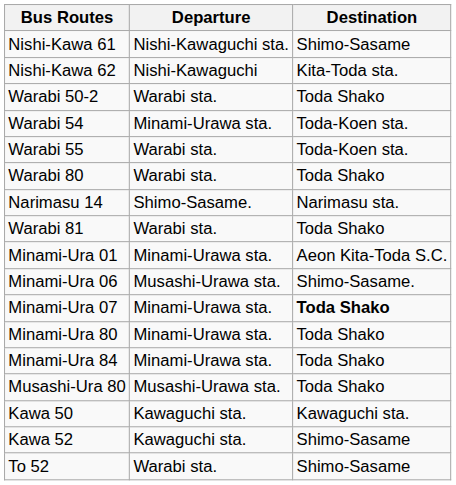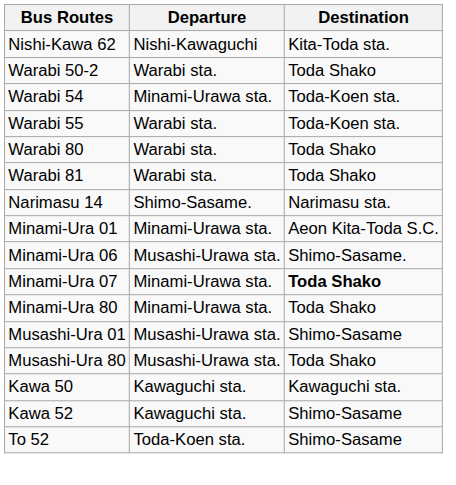- row: (62, 44)
rows swapped: (46, 228) <-> (56, 202)
- row: (63, 360)
+ row: (67, 334)
(175, 466) Warabi sta. -> (189, 439) Toda-Koen sta.
